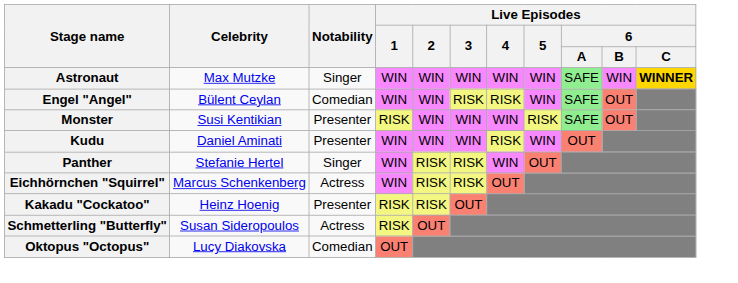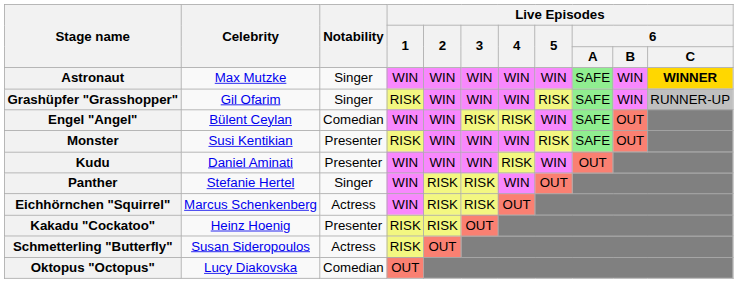+ row: (93, 99)
